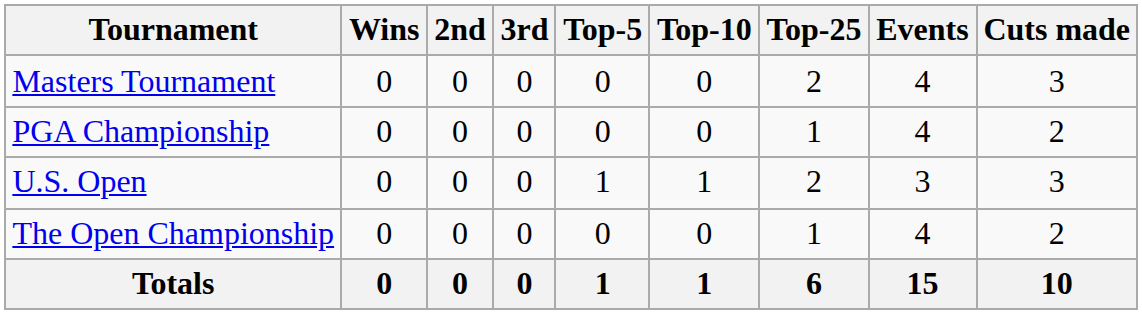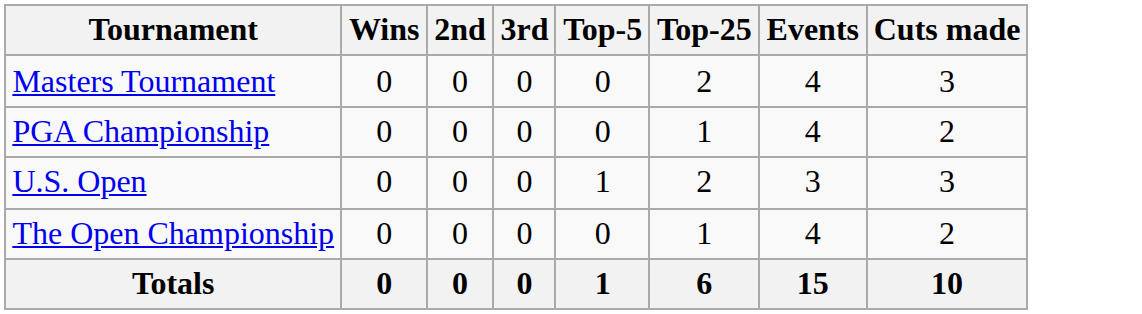- column: (704, 29)
